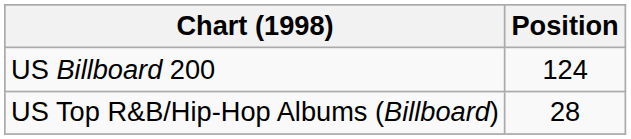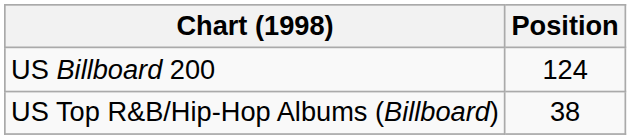(565, 112) 28 -> (565, 112) 38
